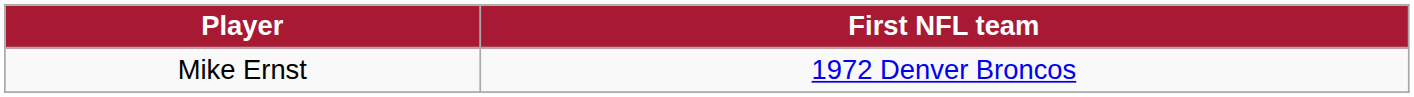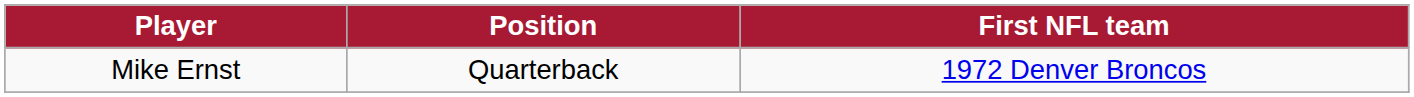+ column: (543, 26)
